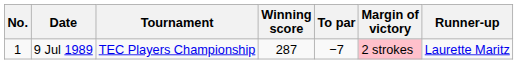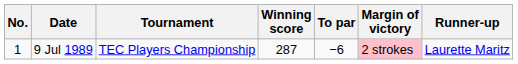(336, 49) −7 -> (336, 49) −6
